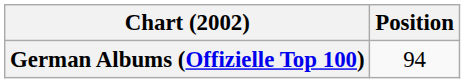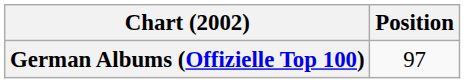(415, 58) 94 -> (415, 58) 97
